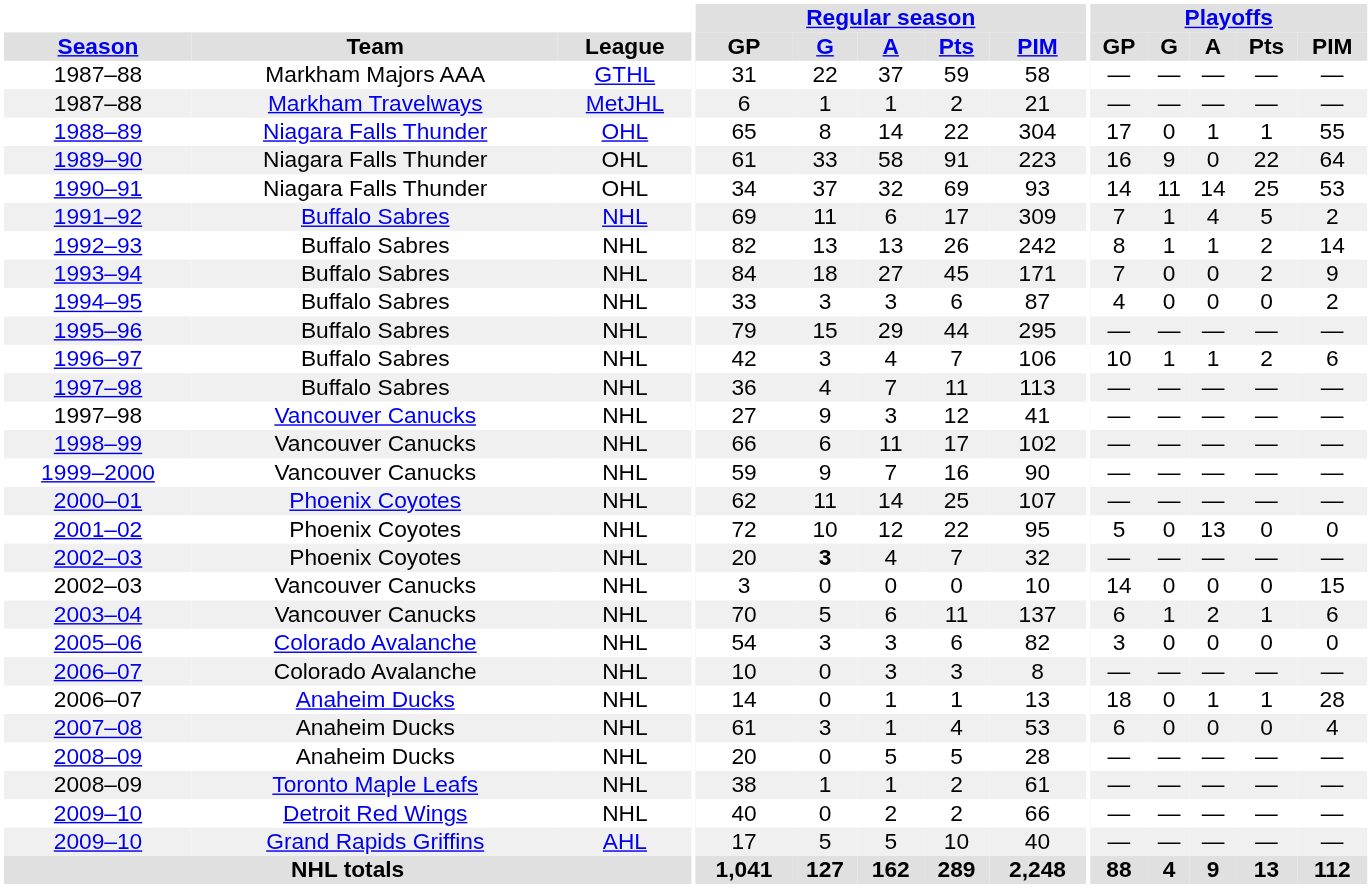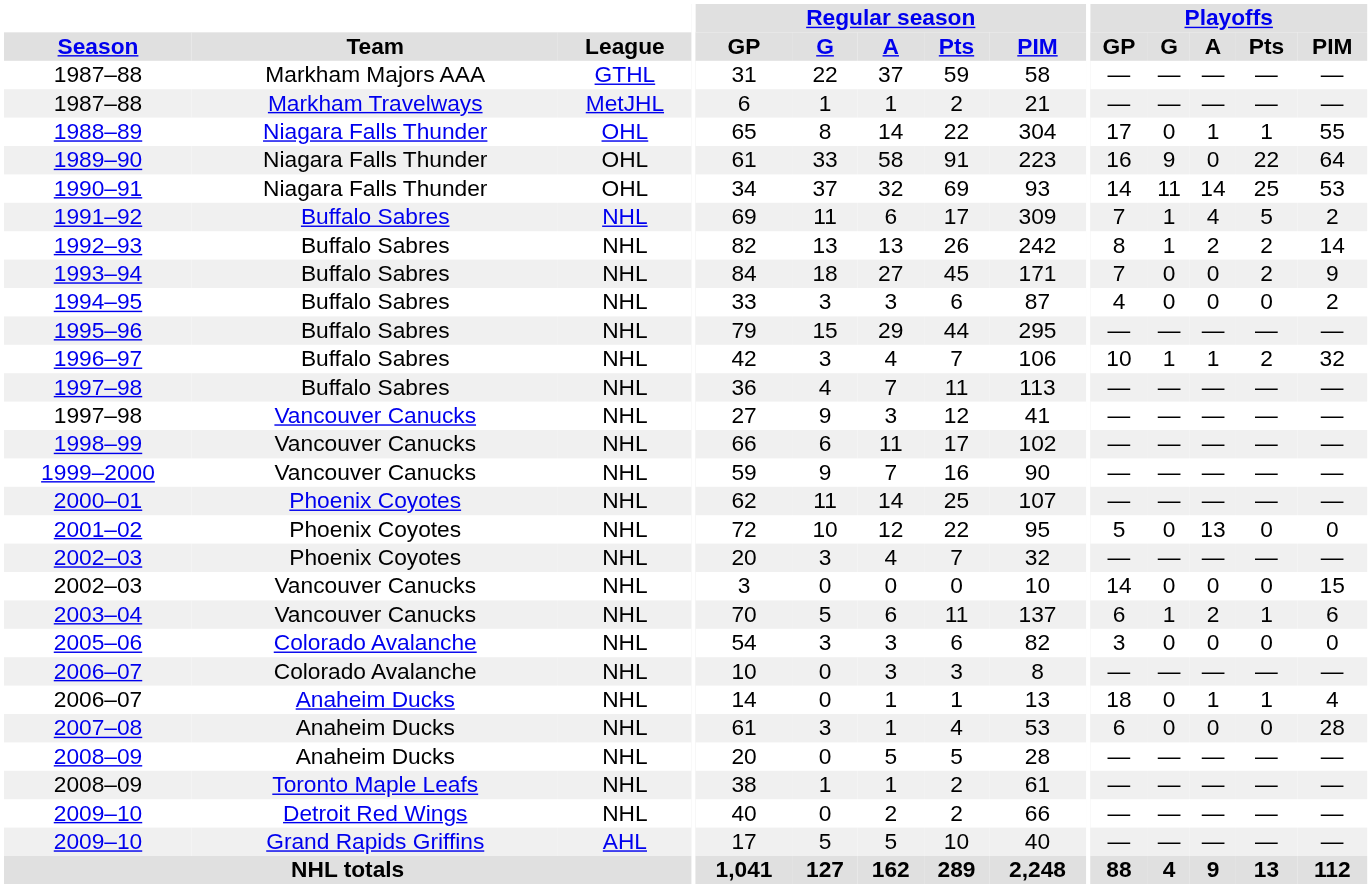(1213, 245) 1 -> (1213, 245) 2
(1332, 358) 6 -> (1332, 358) 32
(825, 557) bold -> (825, 557) normal
(1332, 699) 28 -> (1332, 699) 4
(1332, 727) 4 -> (1332, 727) 28
